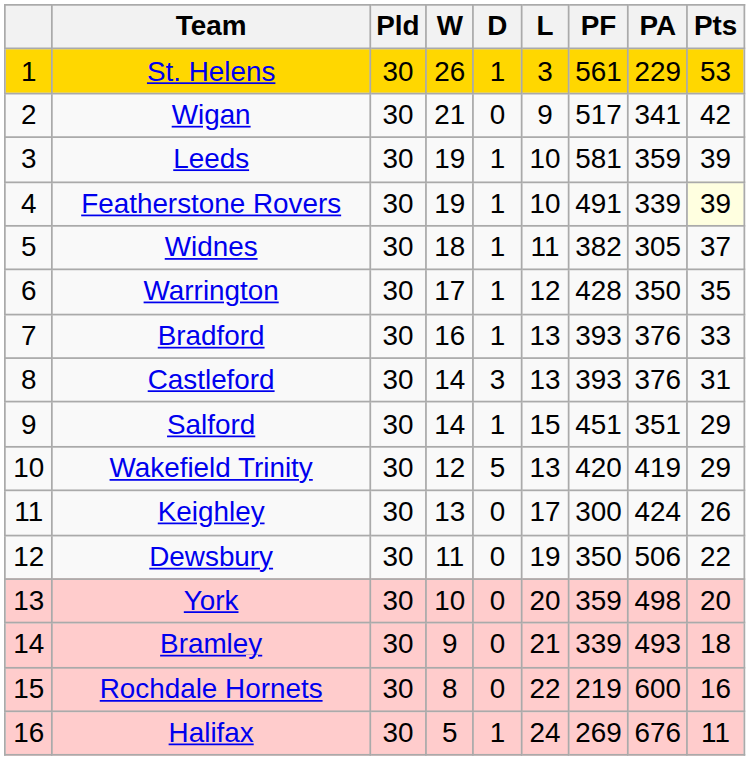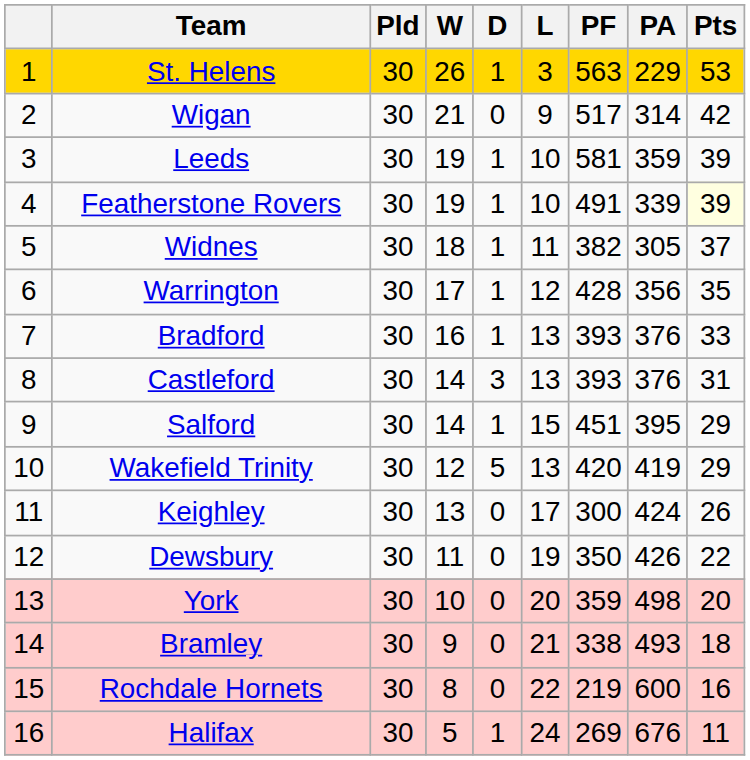(599, 70) 561 -> (599, 70) 563
(658, 114) 341 -> (658, 114) 314
(658, 291) 350 -> (658, 291) 356
(658, 423) 351 -> (658, 423) 395
(658, 556) 506 -> (658, 556) 426
(599, 644) 339 -> (599, 644) 338
